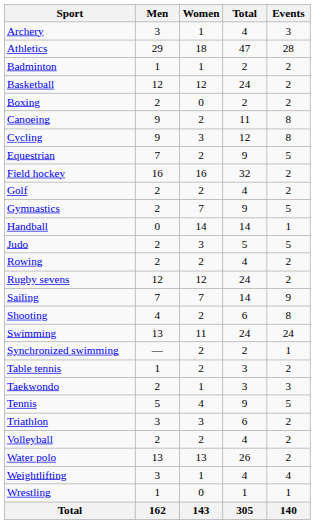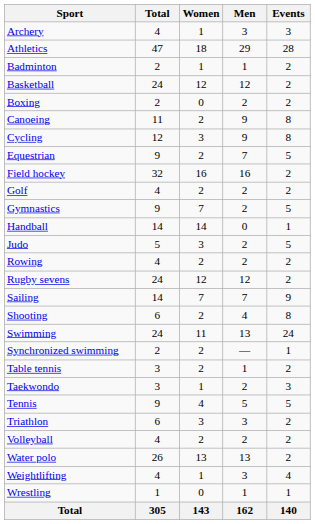columns swapped: (157, 13) <-> (245, 13)
